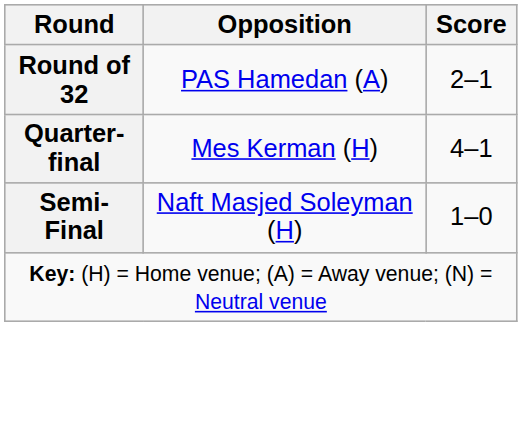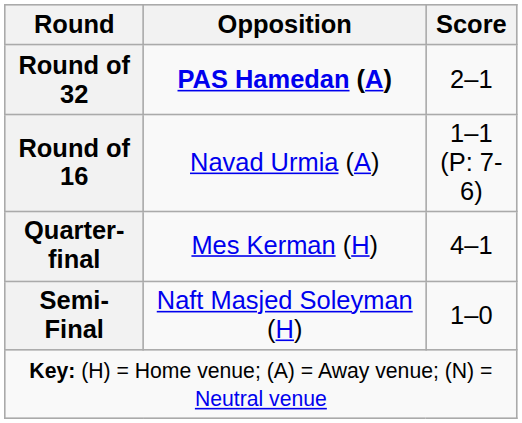(285, 79) normal -> (285, 79) bold
+ row: (74, 162)
